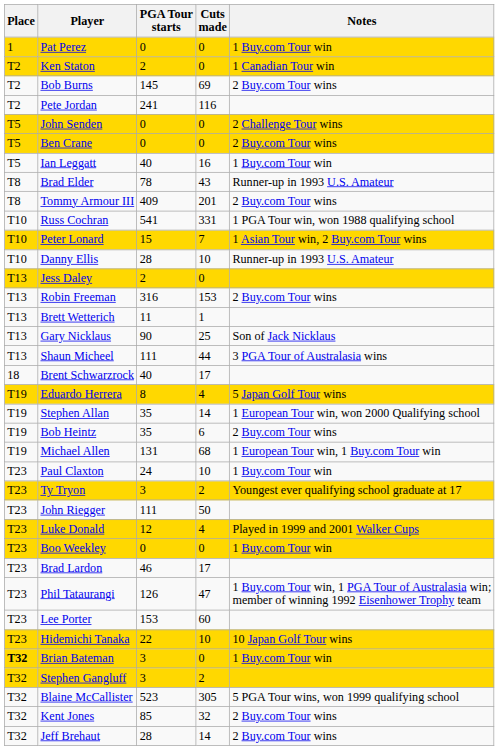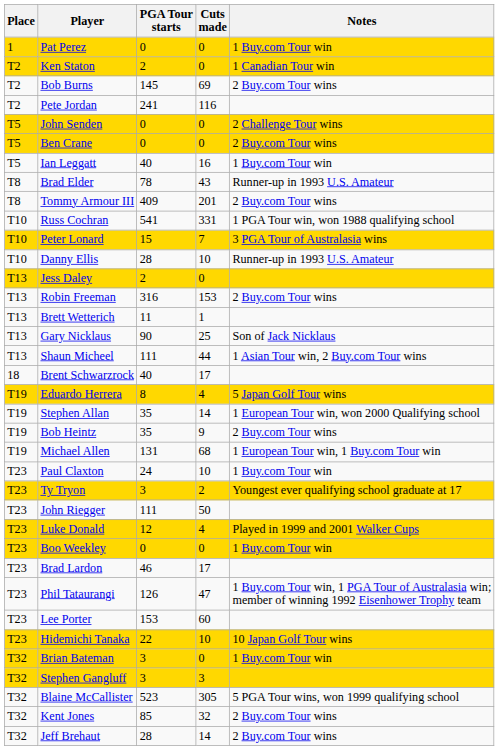(329, 239) 1 Asian Tour win, 2 Buy.com Tour wins -> (310, 239) 3 PGA Tour of Australasia wins
(310, 355) 3 PGA Tour of Australasia wins -> (329, 355) 1 Asian Tour win, 2 Buy.com Tour wins
(201, 432) 6 -> (201, 432) 9
(17, 658) bold -> (17, 658) normal
(201, 677) 2 -> (201, 677) 3
